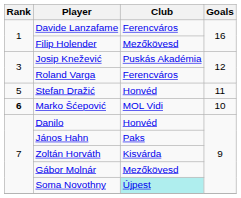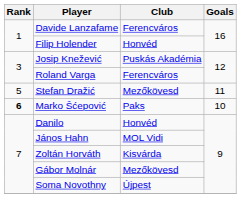(151, 43) Mezőkövesd -> (140, 43) Honvéd
(140, 91) Honvéd -> (151, 91) Mezőkövesd
(143, 106) MOL Vidi -> (134, 106) Paks
(134, 138) Paks -> (143, 138) MOL Vidi
(137, 185) paleturquoise background -> (137, 185) no background
